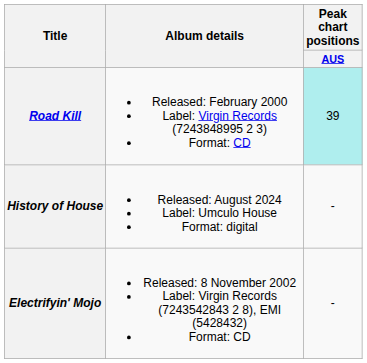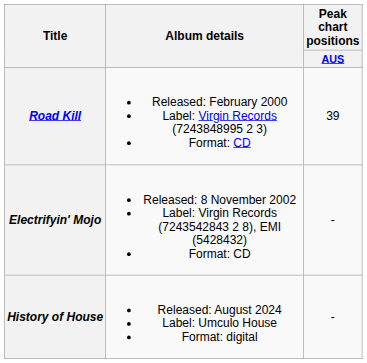(333, 116) paleturquoise background -> (333, 116) no background
rows swapped: (55, 303) <-> (55, 206)
